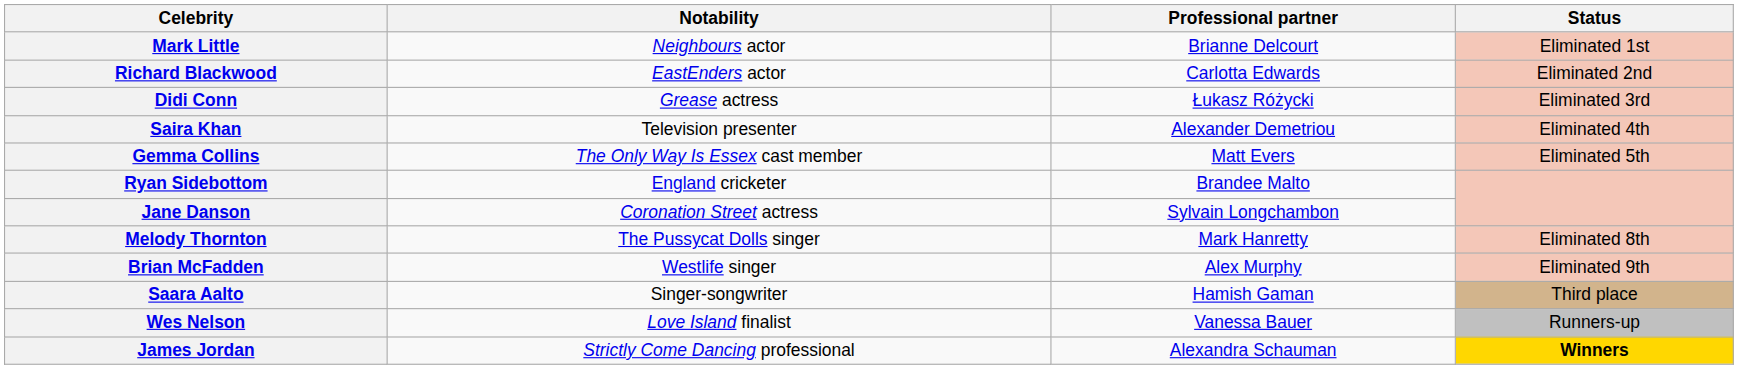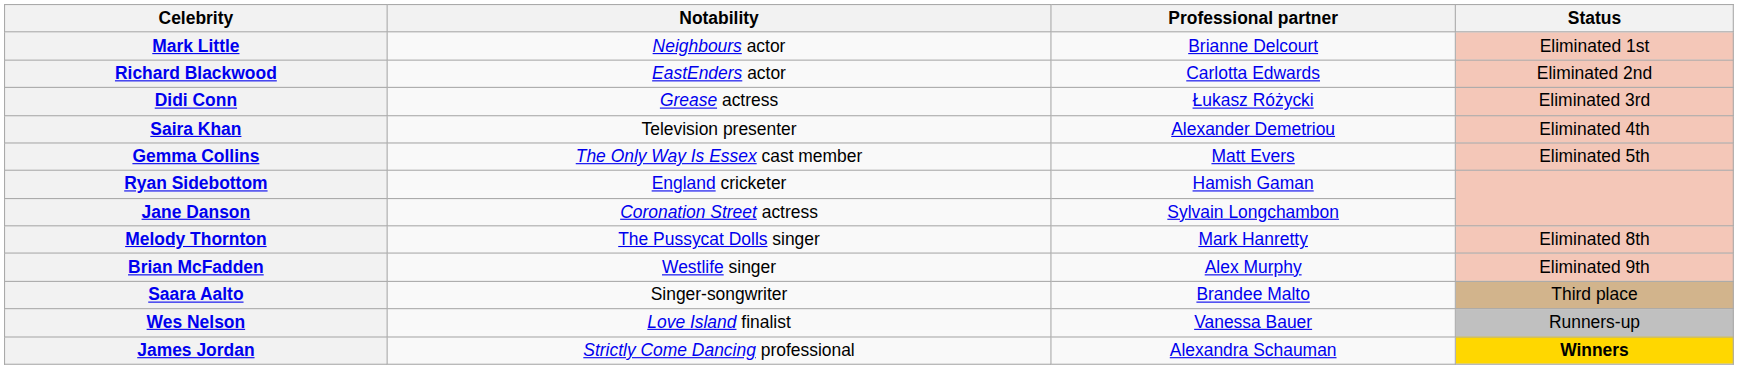(1253, 184) Brandee Malto -> (1253, 184) Hamish Gaman
(1253, 294) Hamish Gaman -> (1253, 294) Brandee Malto
